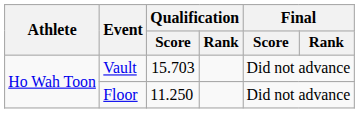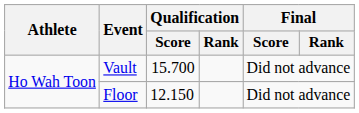(173, 68) 15.703 -> (173, 68) 15.700
(172, 94) 11.250 -> (172, 94) 12.150
